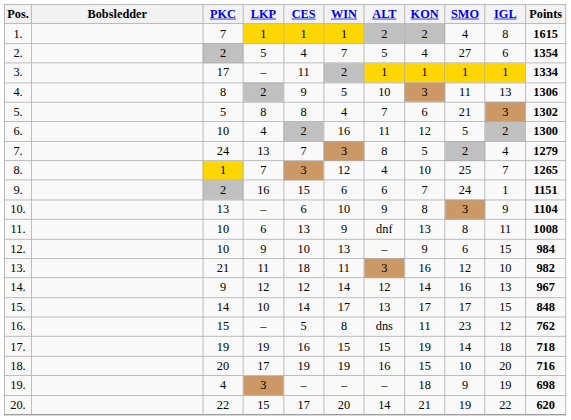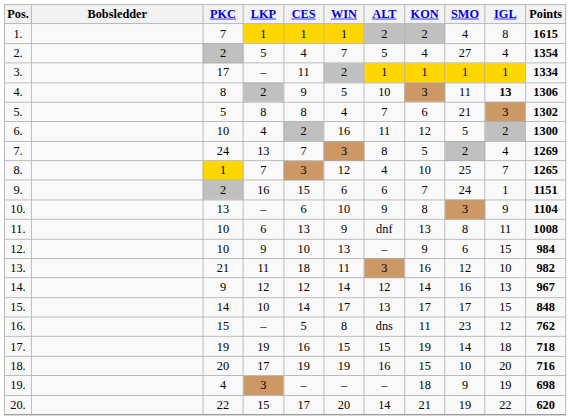(505, 53) 6 -> (505, 53) 4
(505, 92) normal -> (505, 92) bold
(546, 151) 1279 -> (546, 151) 1269
